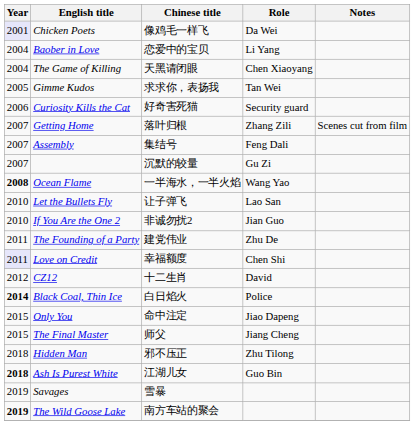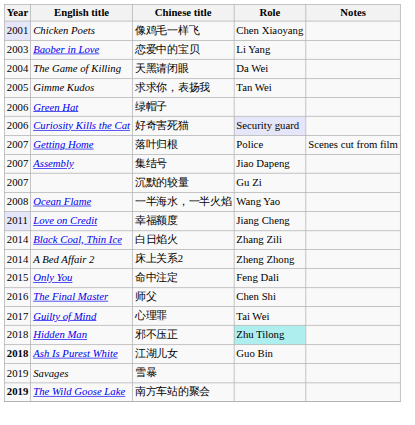(262, 31) Da Wei -> (270, 31) Chen Xiaoyang
(18, 50) 2004 -> (18, 50) 2003
(279, 69) Chen Xiaoyang -> (252, 69) Da Wei
+ row: (56, 107)
(277, 107) no background -> (268, 126) lavender background
(268, 126) Zhang Zili -> (250, 145) Police
(267, 145) Feng Dali -> (263, 164) Jiao Dapeng
(18, 183) bold -> (18, 202) normal
- row: (73, 202)
- row: (77, 221)
- row: (86, 240)
(265, 259) Chen Shi -> (263, 221) Jiang Cheng
- row: (45, 278)
(18, 297) bold -> (18, 240) normal
(259, 297) Police -> (259, 240) Zhang Zili
+ row: (64, 259)
(272, 316) Jiao Dapeng -> (258, 278) Feng Dali
(18, 335) 2015 -> (18, 297) 2016
(272, 335) Jiang Cheng -> (256, 297) Chen Shi
+ row: (65, 316)
(270, 354) no background -> (260, 335) paleturquoise background
